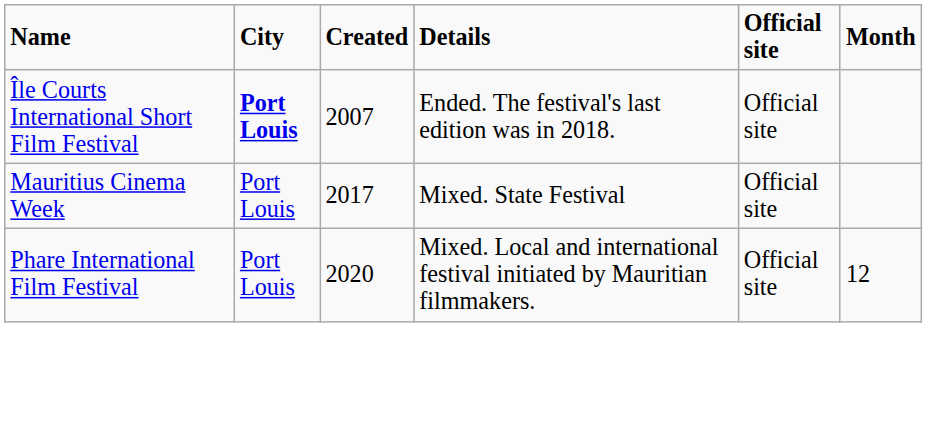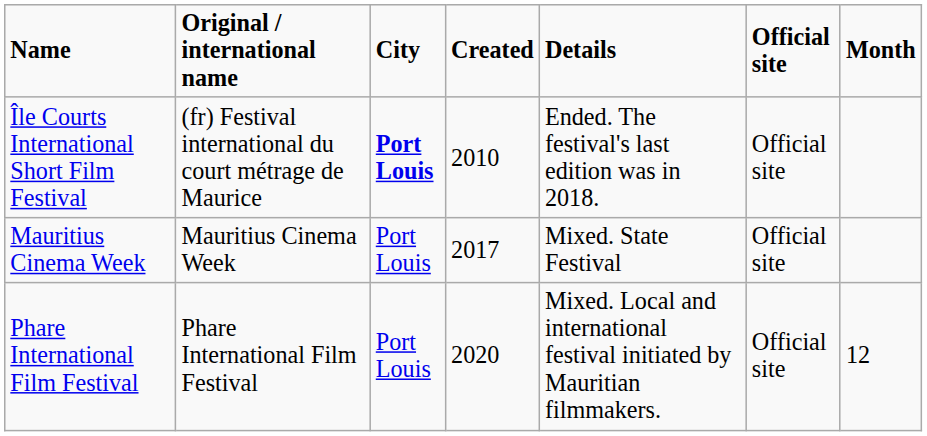+ column: (249, 50)
(350, 116) 2007 -> (475, 157) 2010
